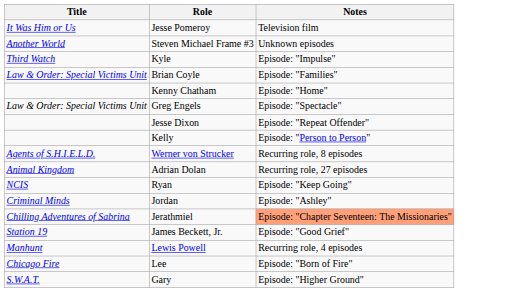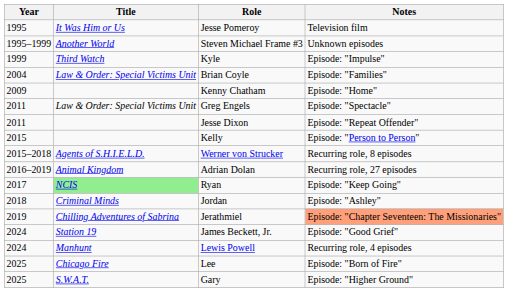+ column: (29, 12)
(17, 185) no background -> (67, 185) lightgreen background
